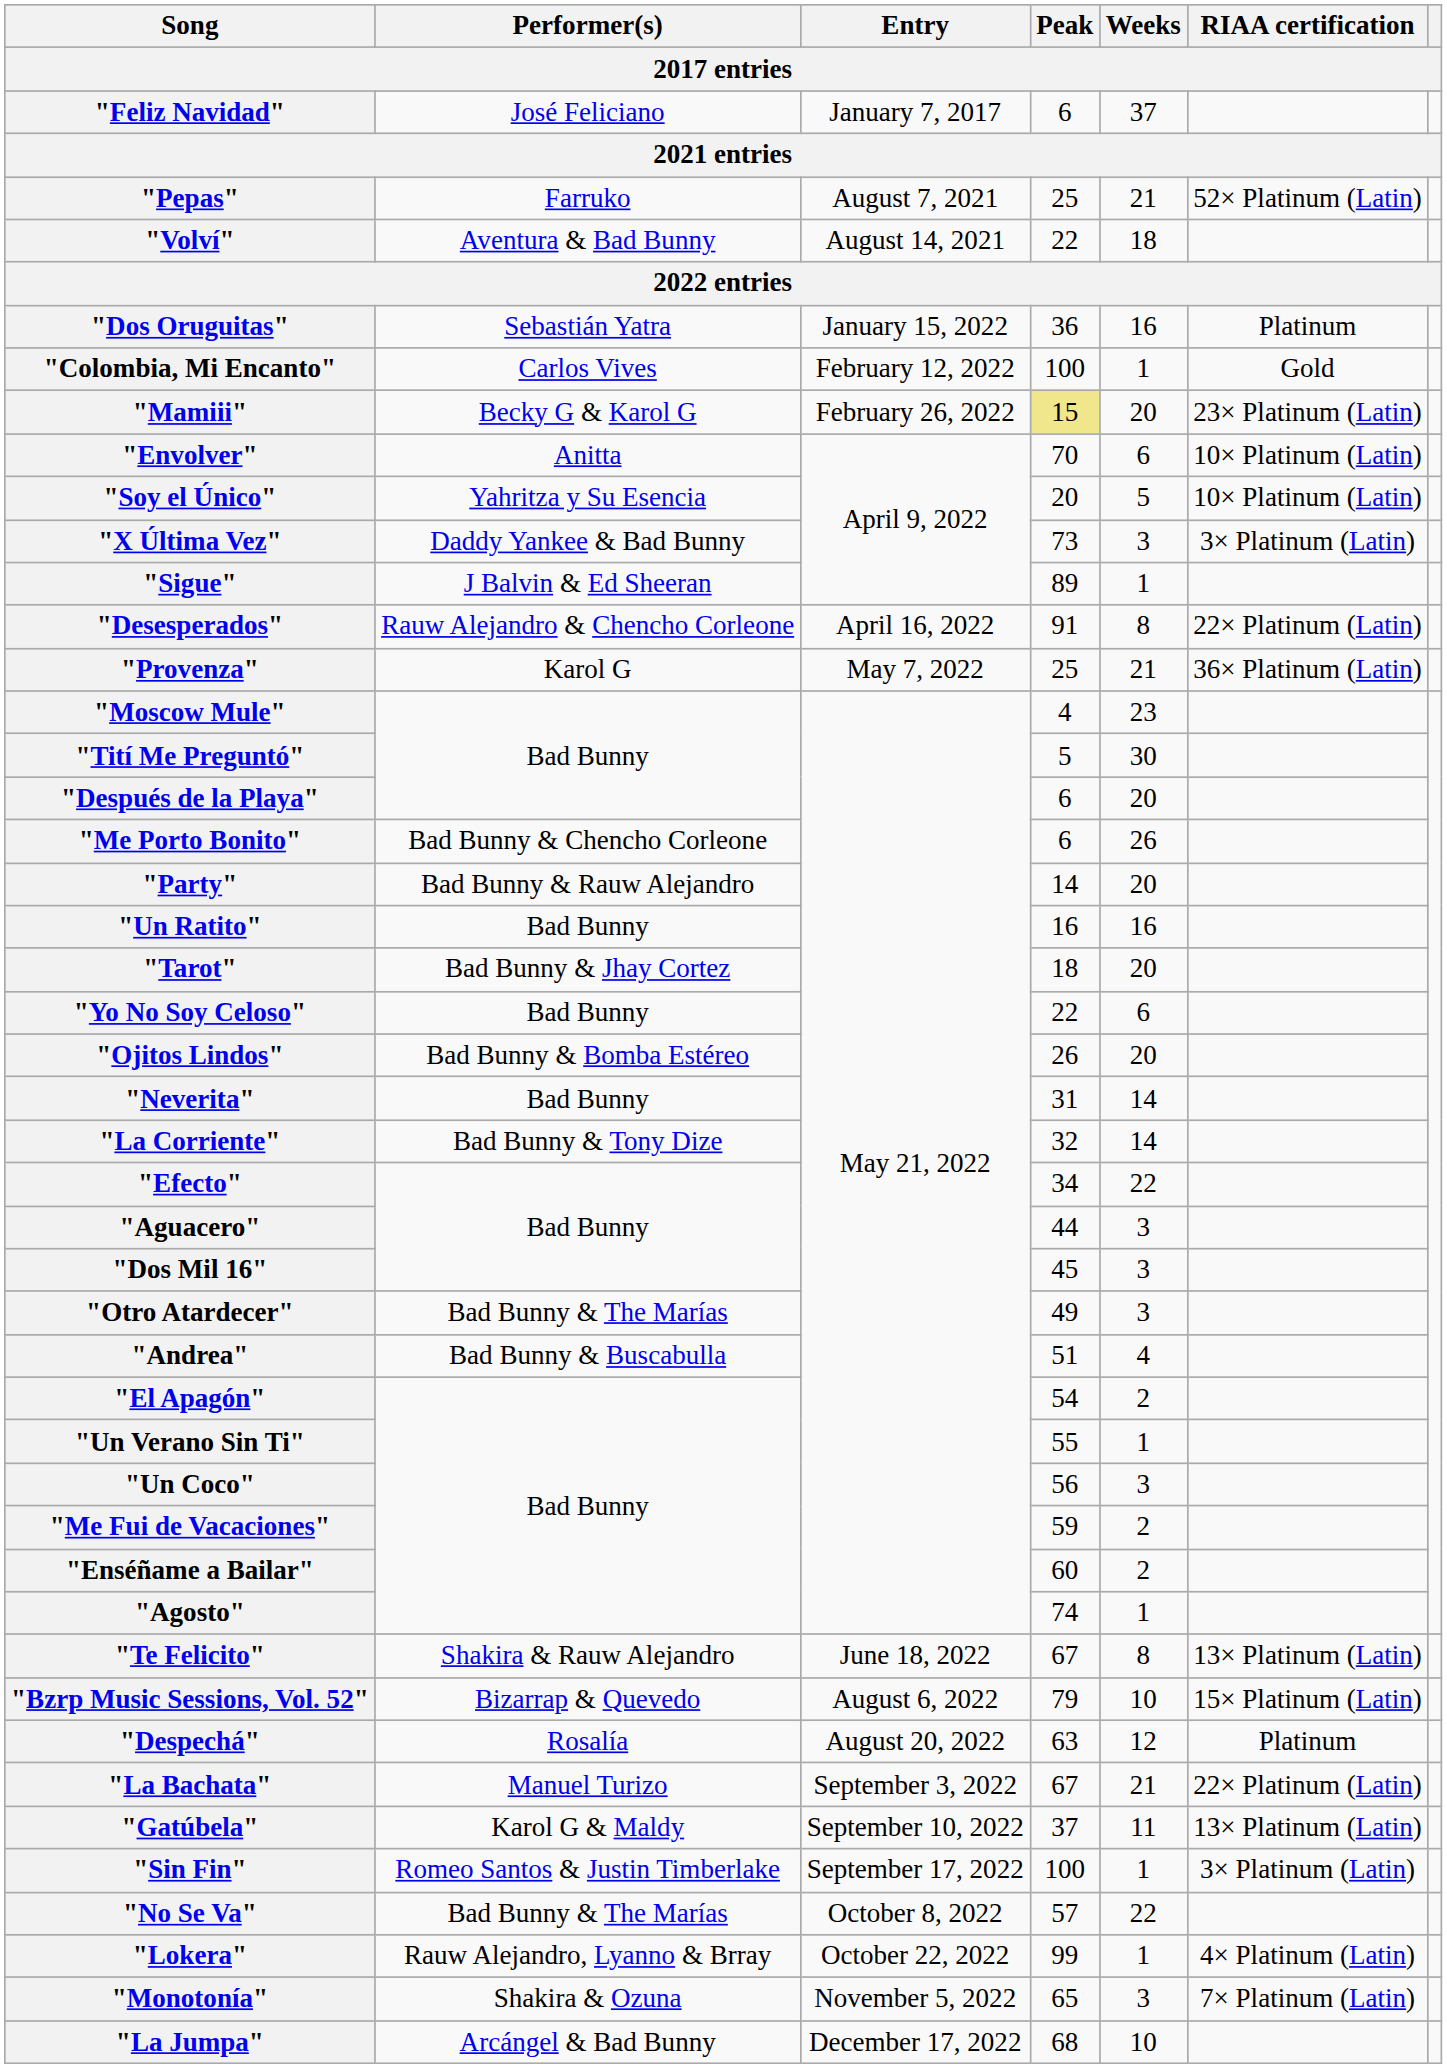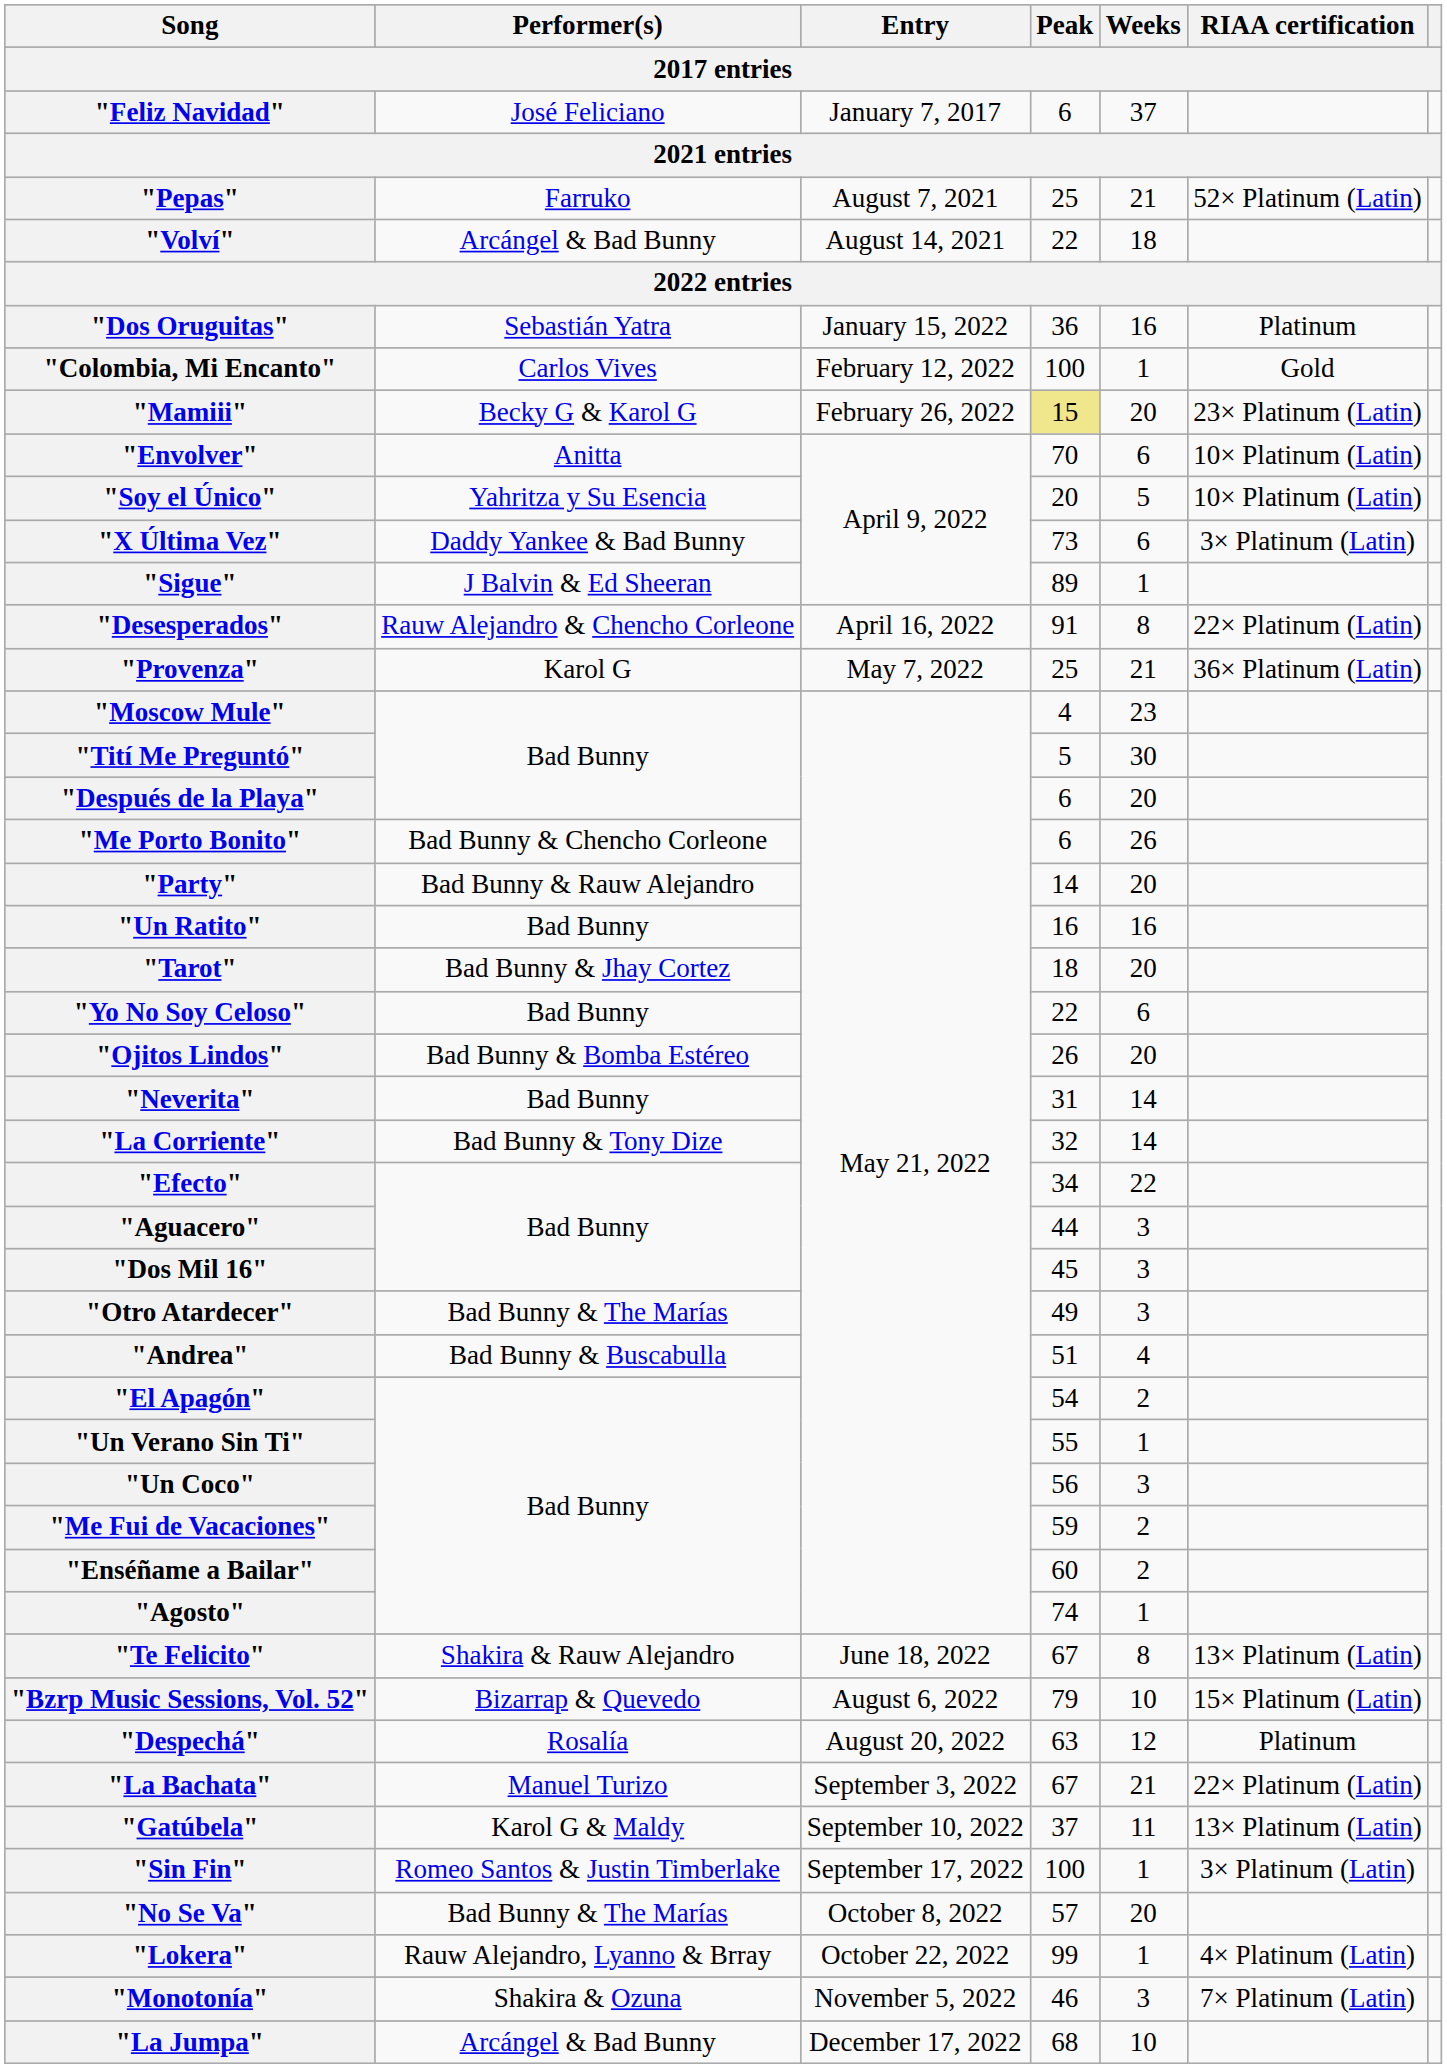(588, 240) Aventura & Bad Bunny -> (588, 240) Arcángel & Bad Bunny
(1143, 540) 3 -> (1143, 540) 6
(1143, 1912) 22 -> (1143, 1912) 20
(1065, 1998) 65 -> (1065, 1998) 46
